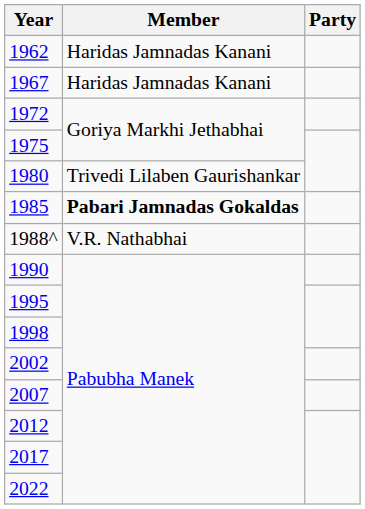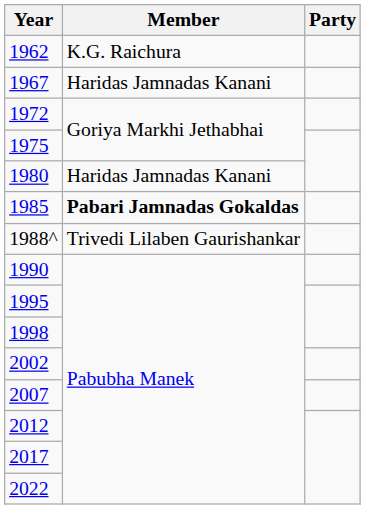(169, 51) Haridas Jamnadas Kanani -> (124, 51) K.G. Raichura
(183, 176) Trivedi Lilaben Gaurishankar -> (169, 176) Haridas Jamnadas Kanani
(127, 238) V.R. Nathabhai -> (183, 238) Trivedi Lilaben Gaurishankar
